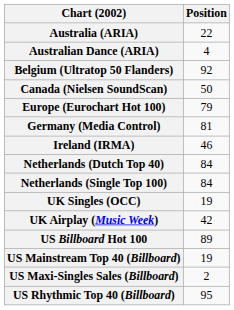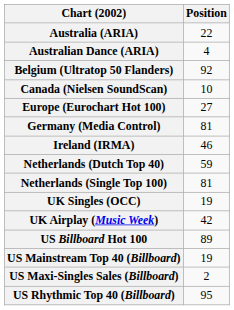(206, 88) 50 -> (206, 88) 10
(206, 107) 79 -> (206, 107) 27
(206, 164) 84 -> (206, 164) 59
(206, 182) 84 -> (206, 182) 81
